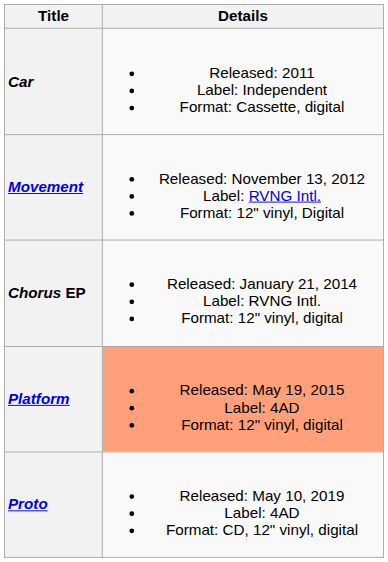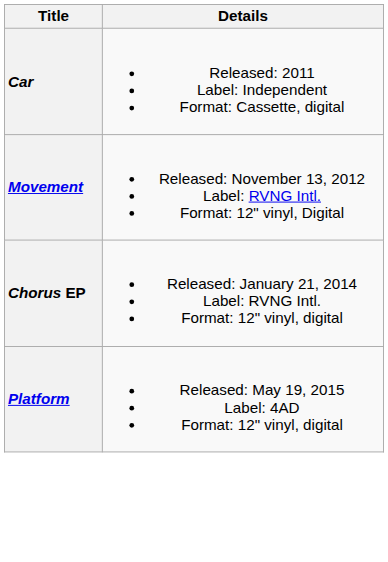(243, 407) lightsalmon background -> (243, 407) no background
- row: (28, 504)
